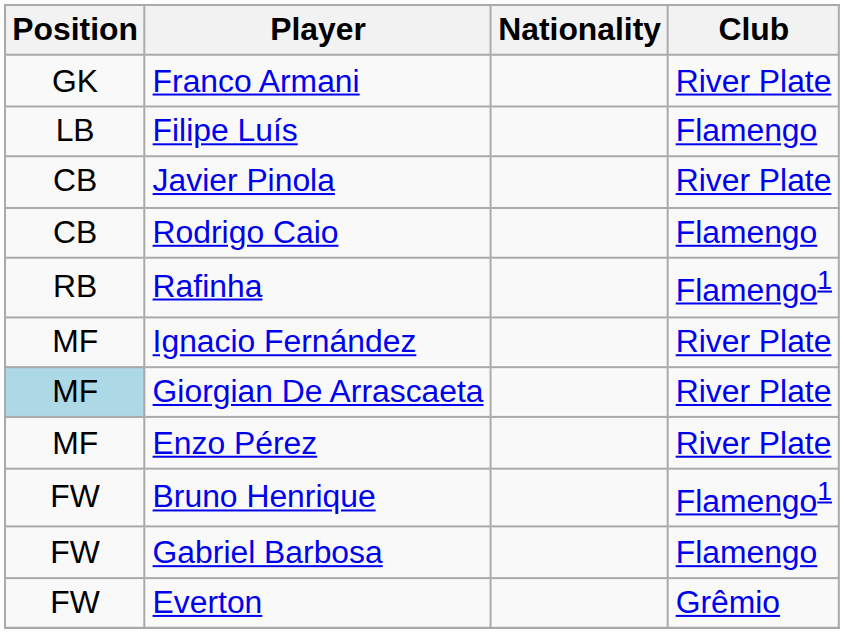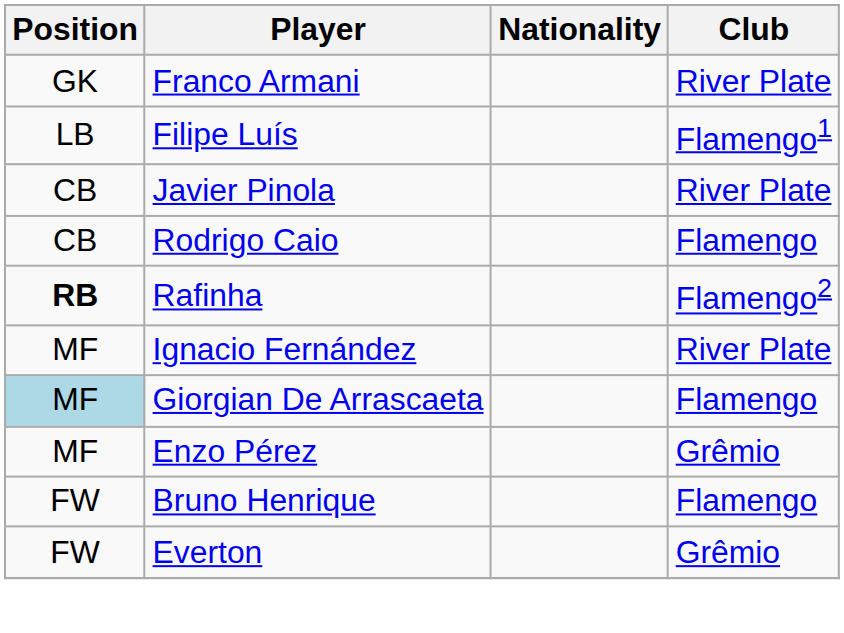(746, 130) Flamengo -> (754, 135) Flamengo1
(75, 286) normal -> (75, 295) bold
(754, 286) Flamengo1 -> (754, 295) Flamengo2
(754, 391) River Plate -> (746, 400) Flamengo
(754, 442) River Plate -> (728, 450) Grêmio
(754, 497) Flamengo1 -> (746, 501) Flamengo
- row: (268, 551)
